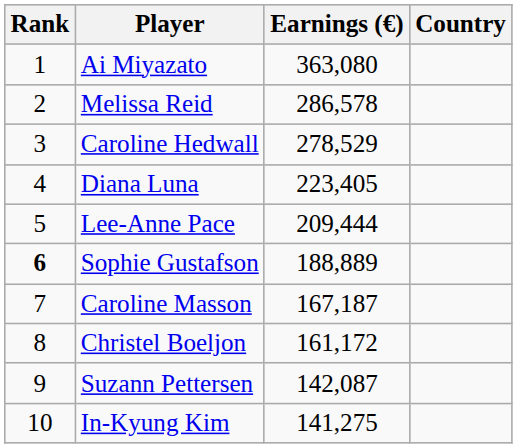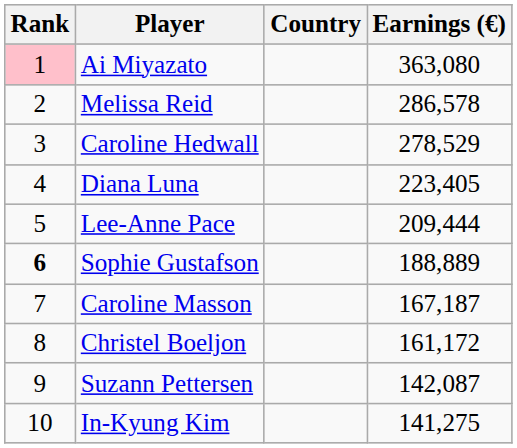columns swapped: (461, 24) <-> (337, 24)
(40, 64) no background -> (40, 64) pink background
